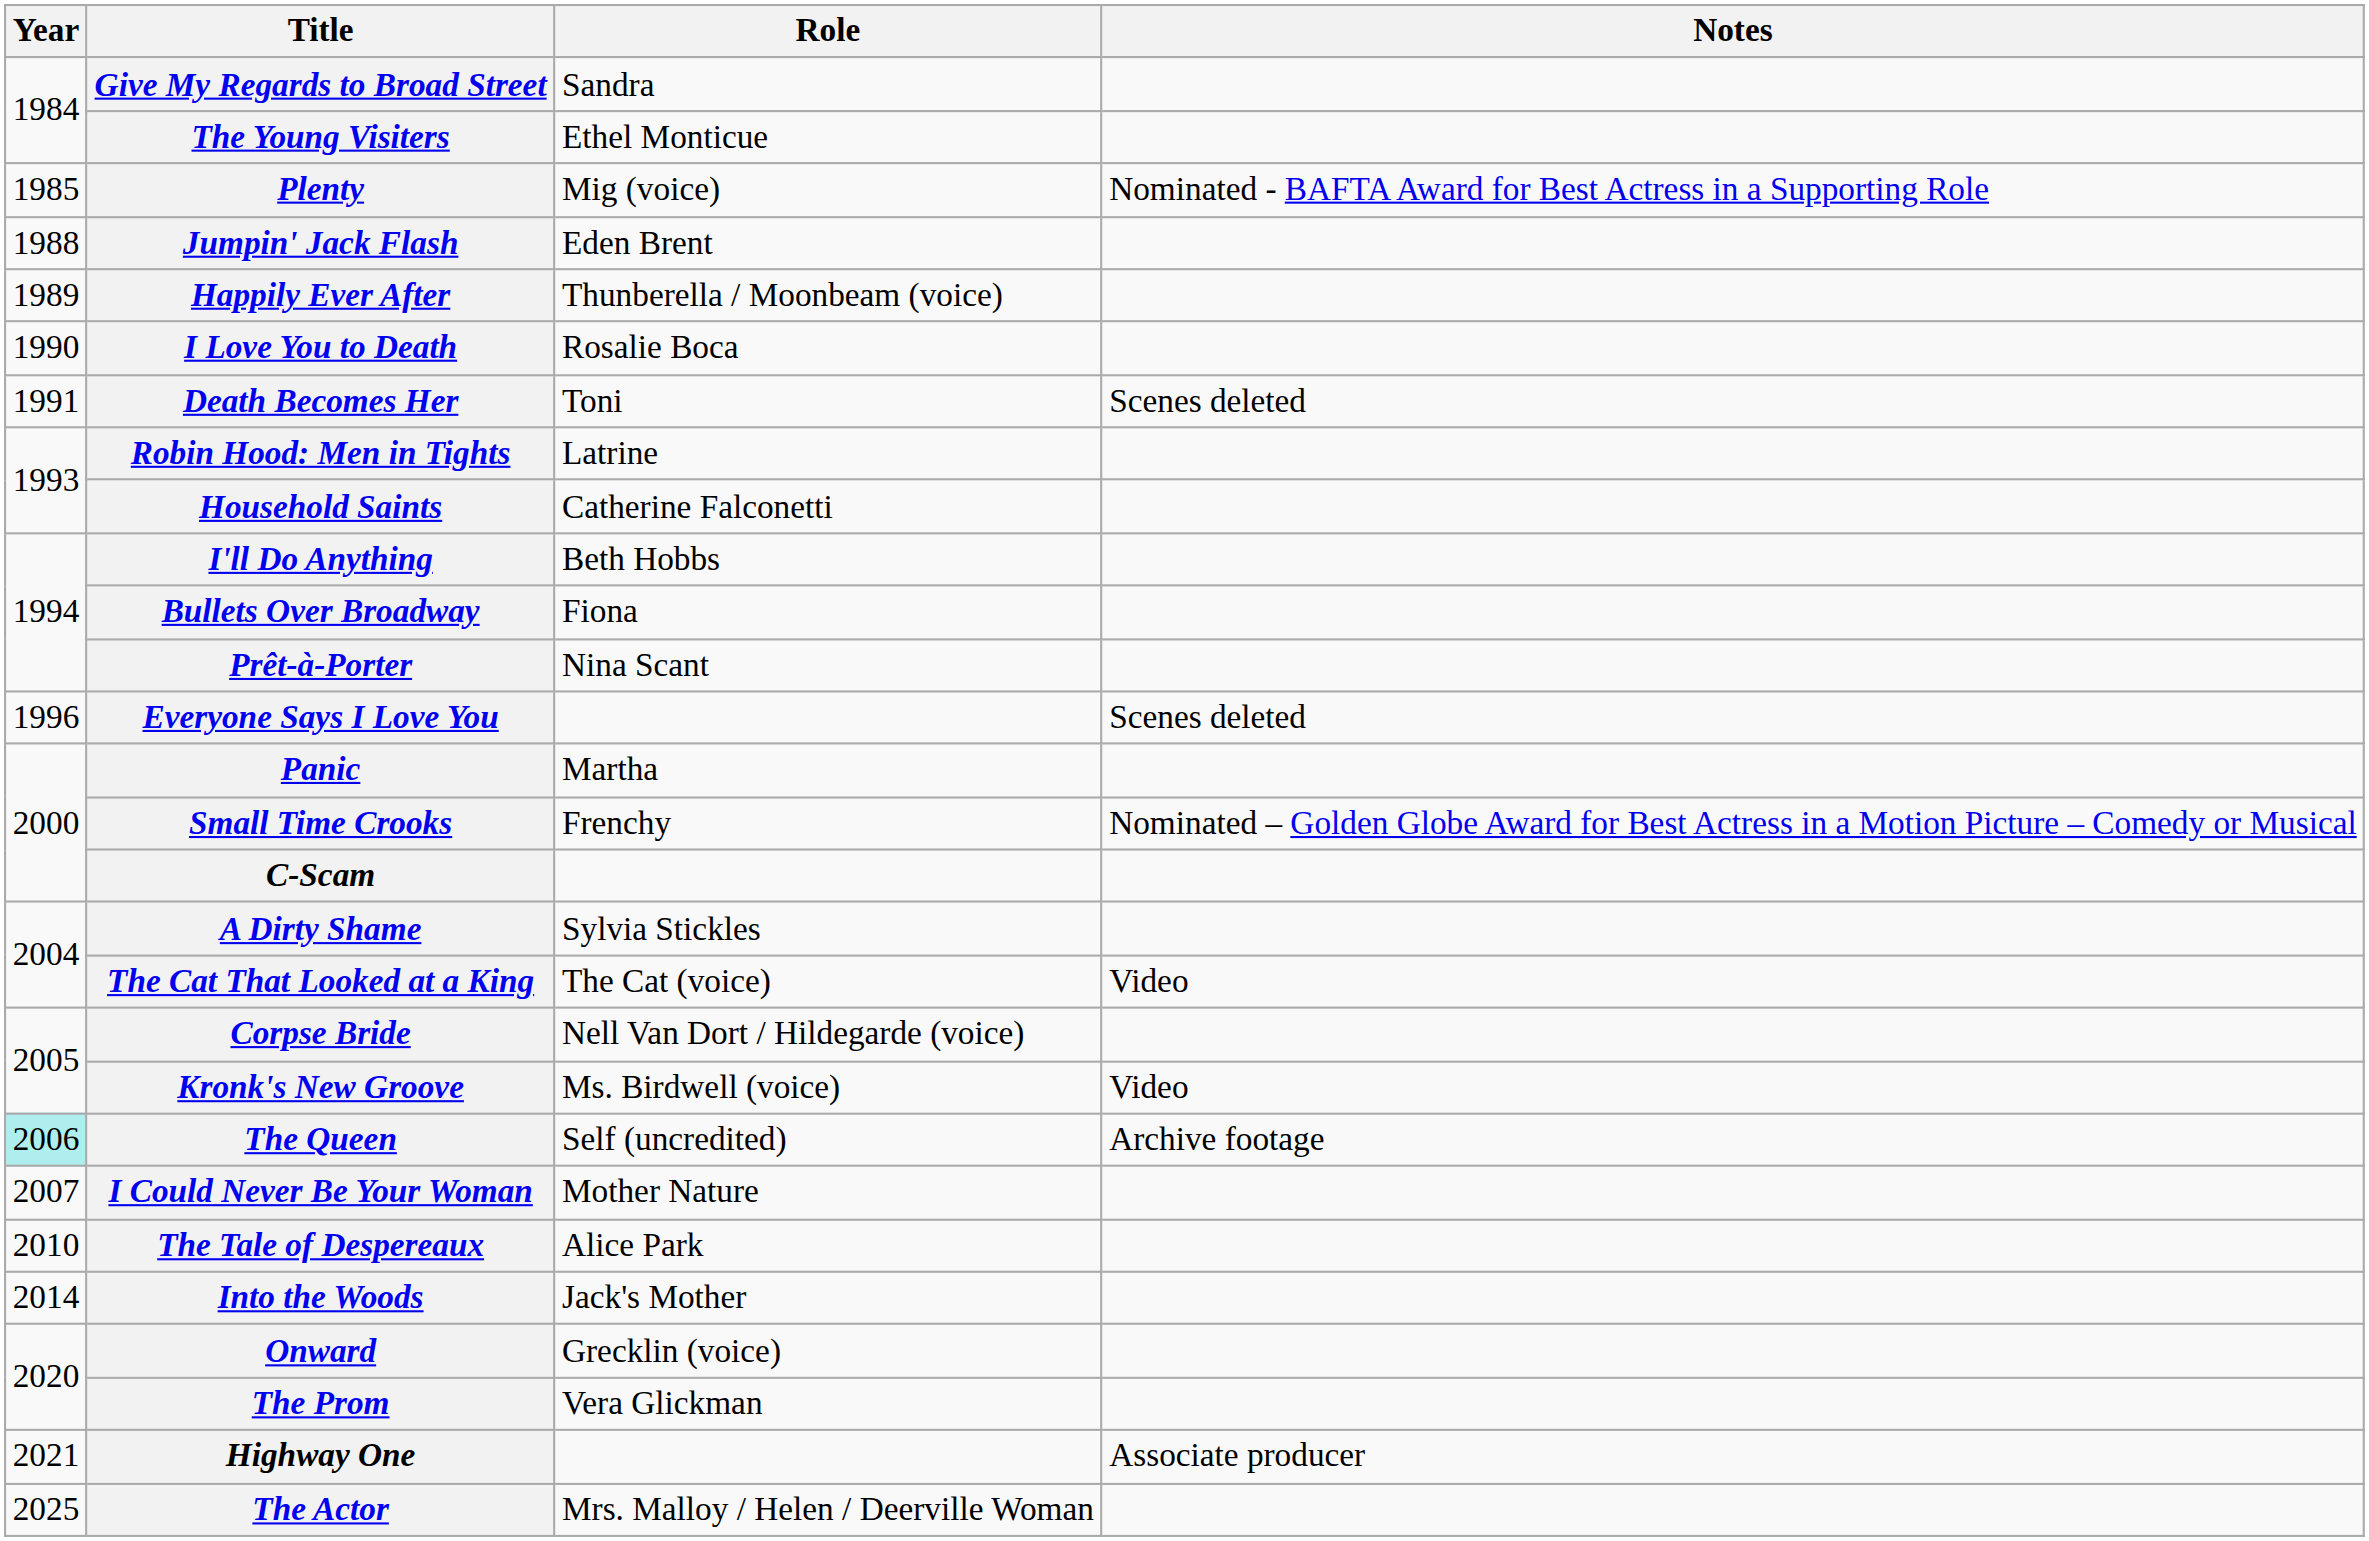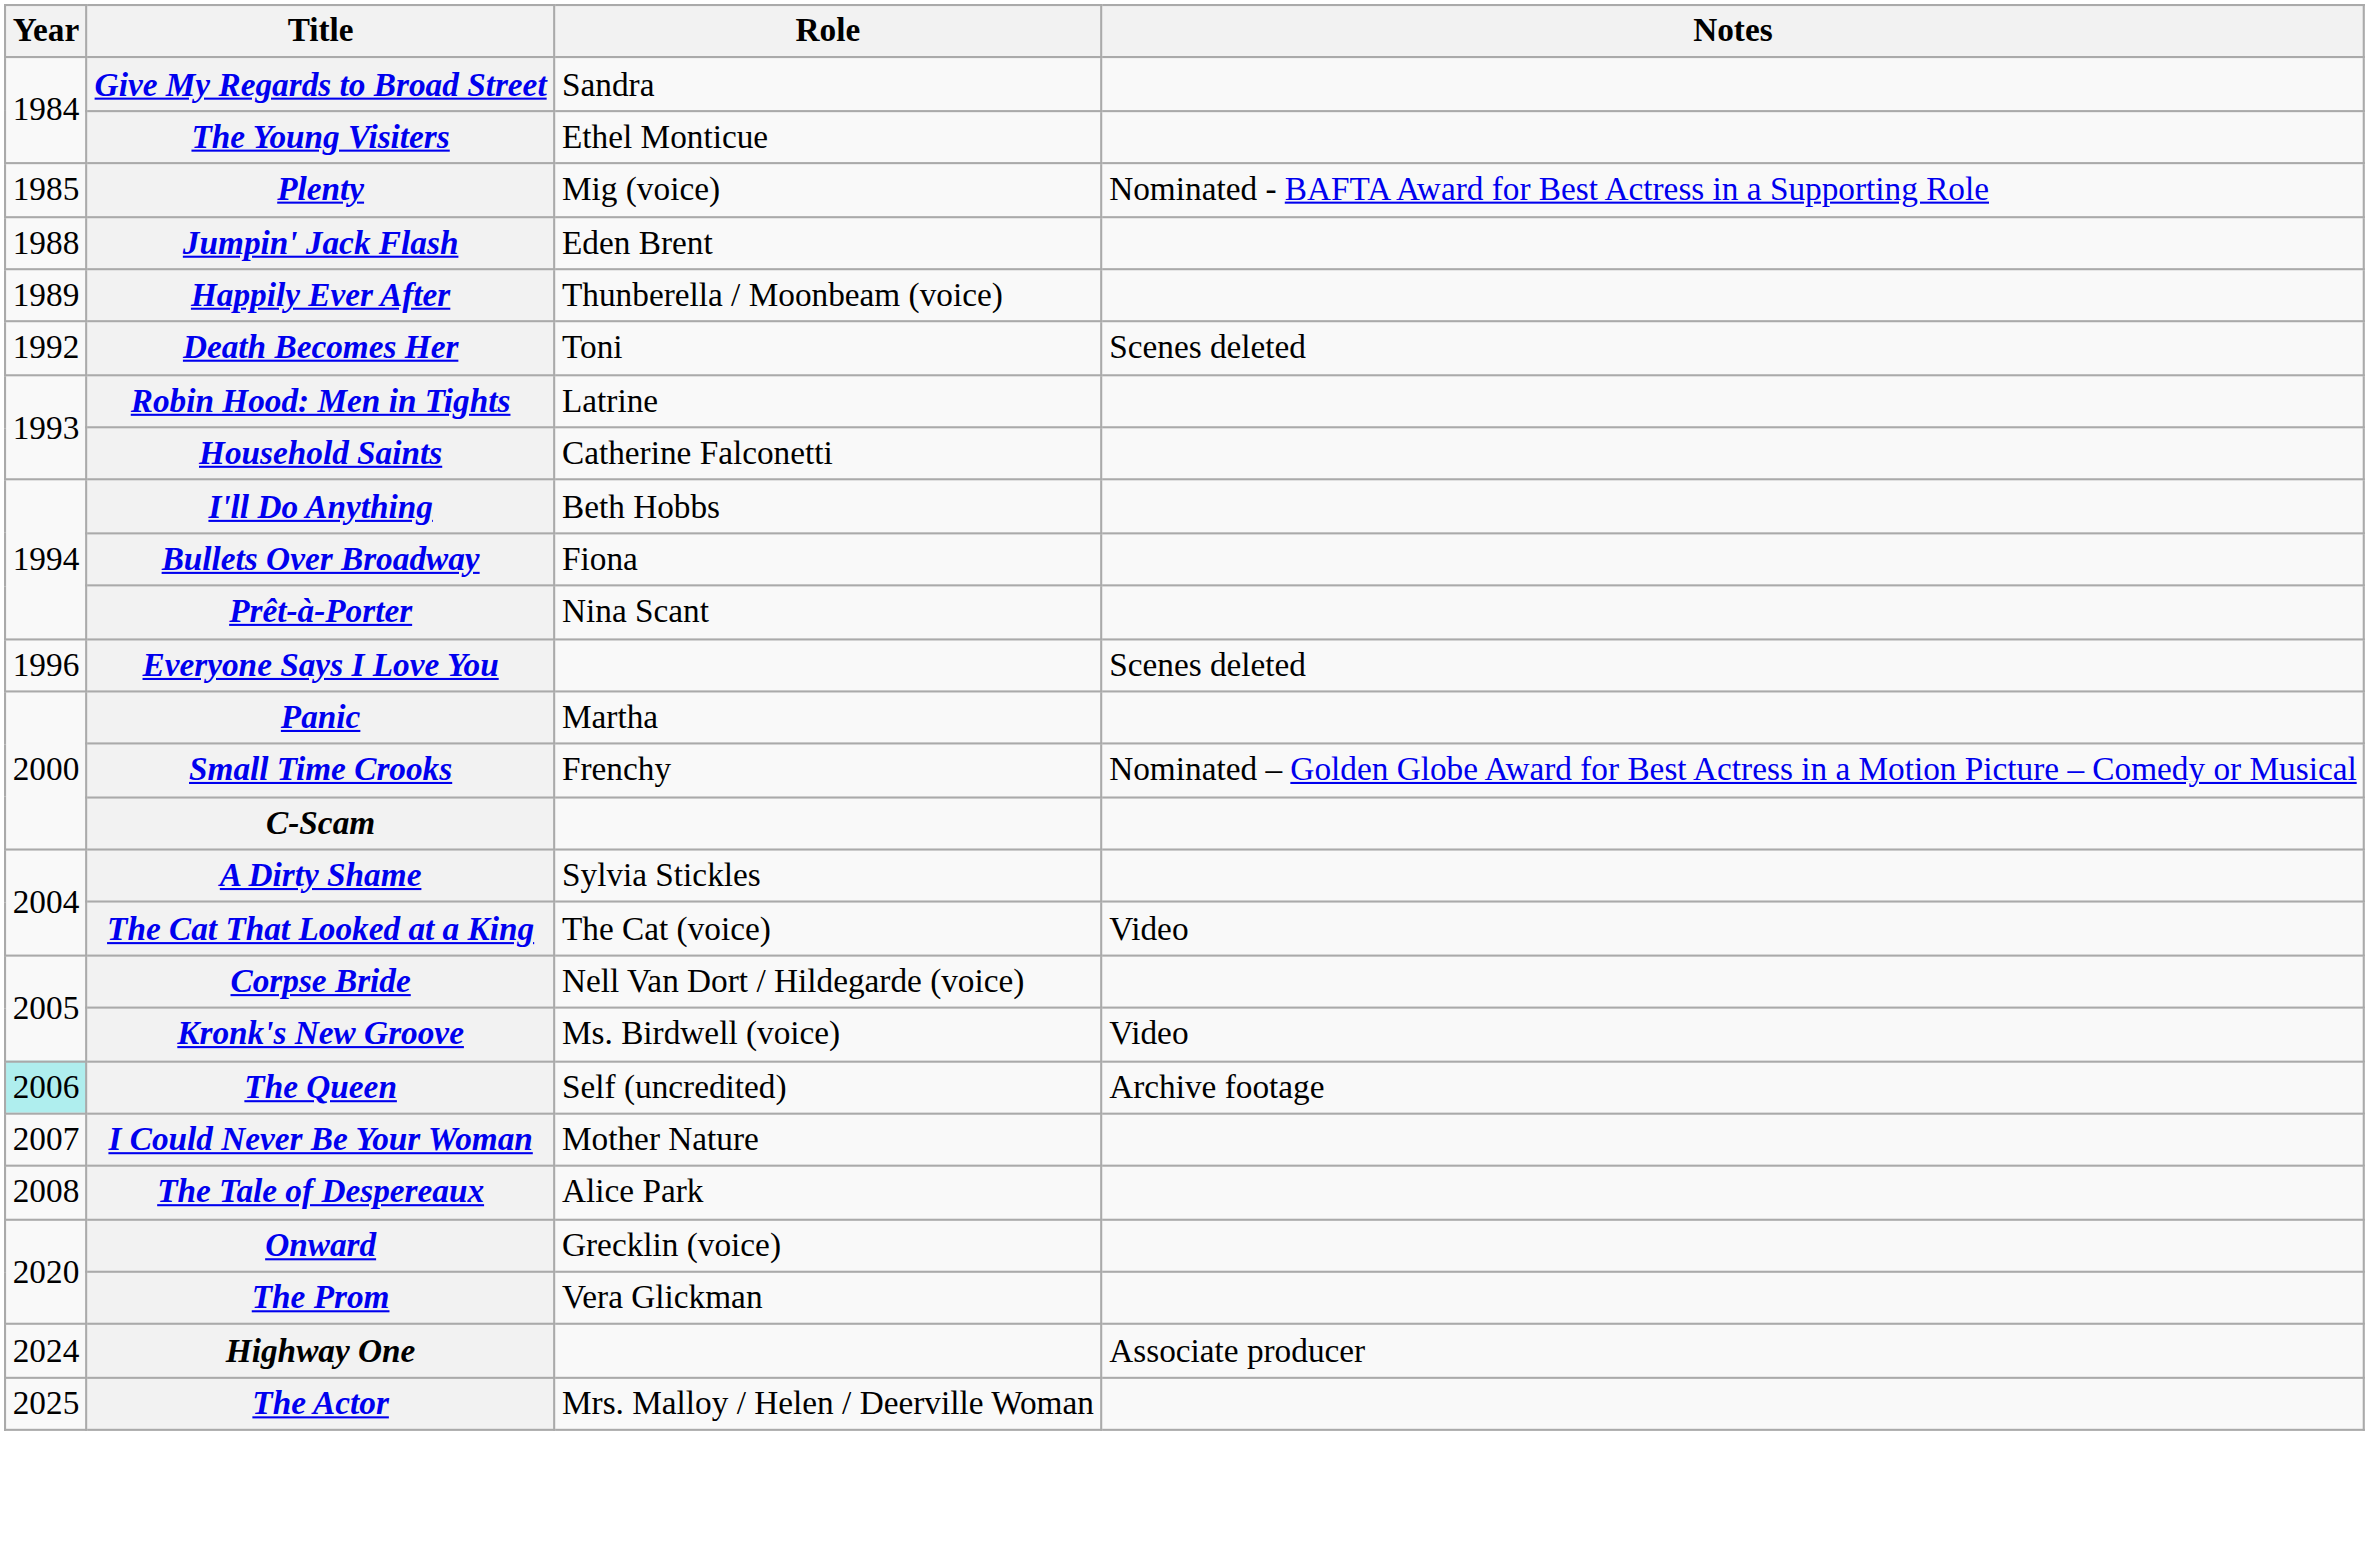- row: (321, 347)
(46, 400) 1991 -> (46, 347) 1992
(46, 1244) 2010 -> (46, 1192) 2008
- row: (321, 1297)
(46, 1455) 2021 -> (46, 1350) 2024
